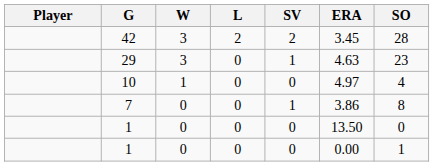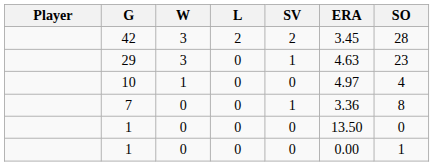(347, 104) 3.86 -> (347, 104) 3.36
